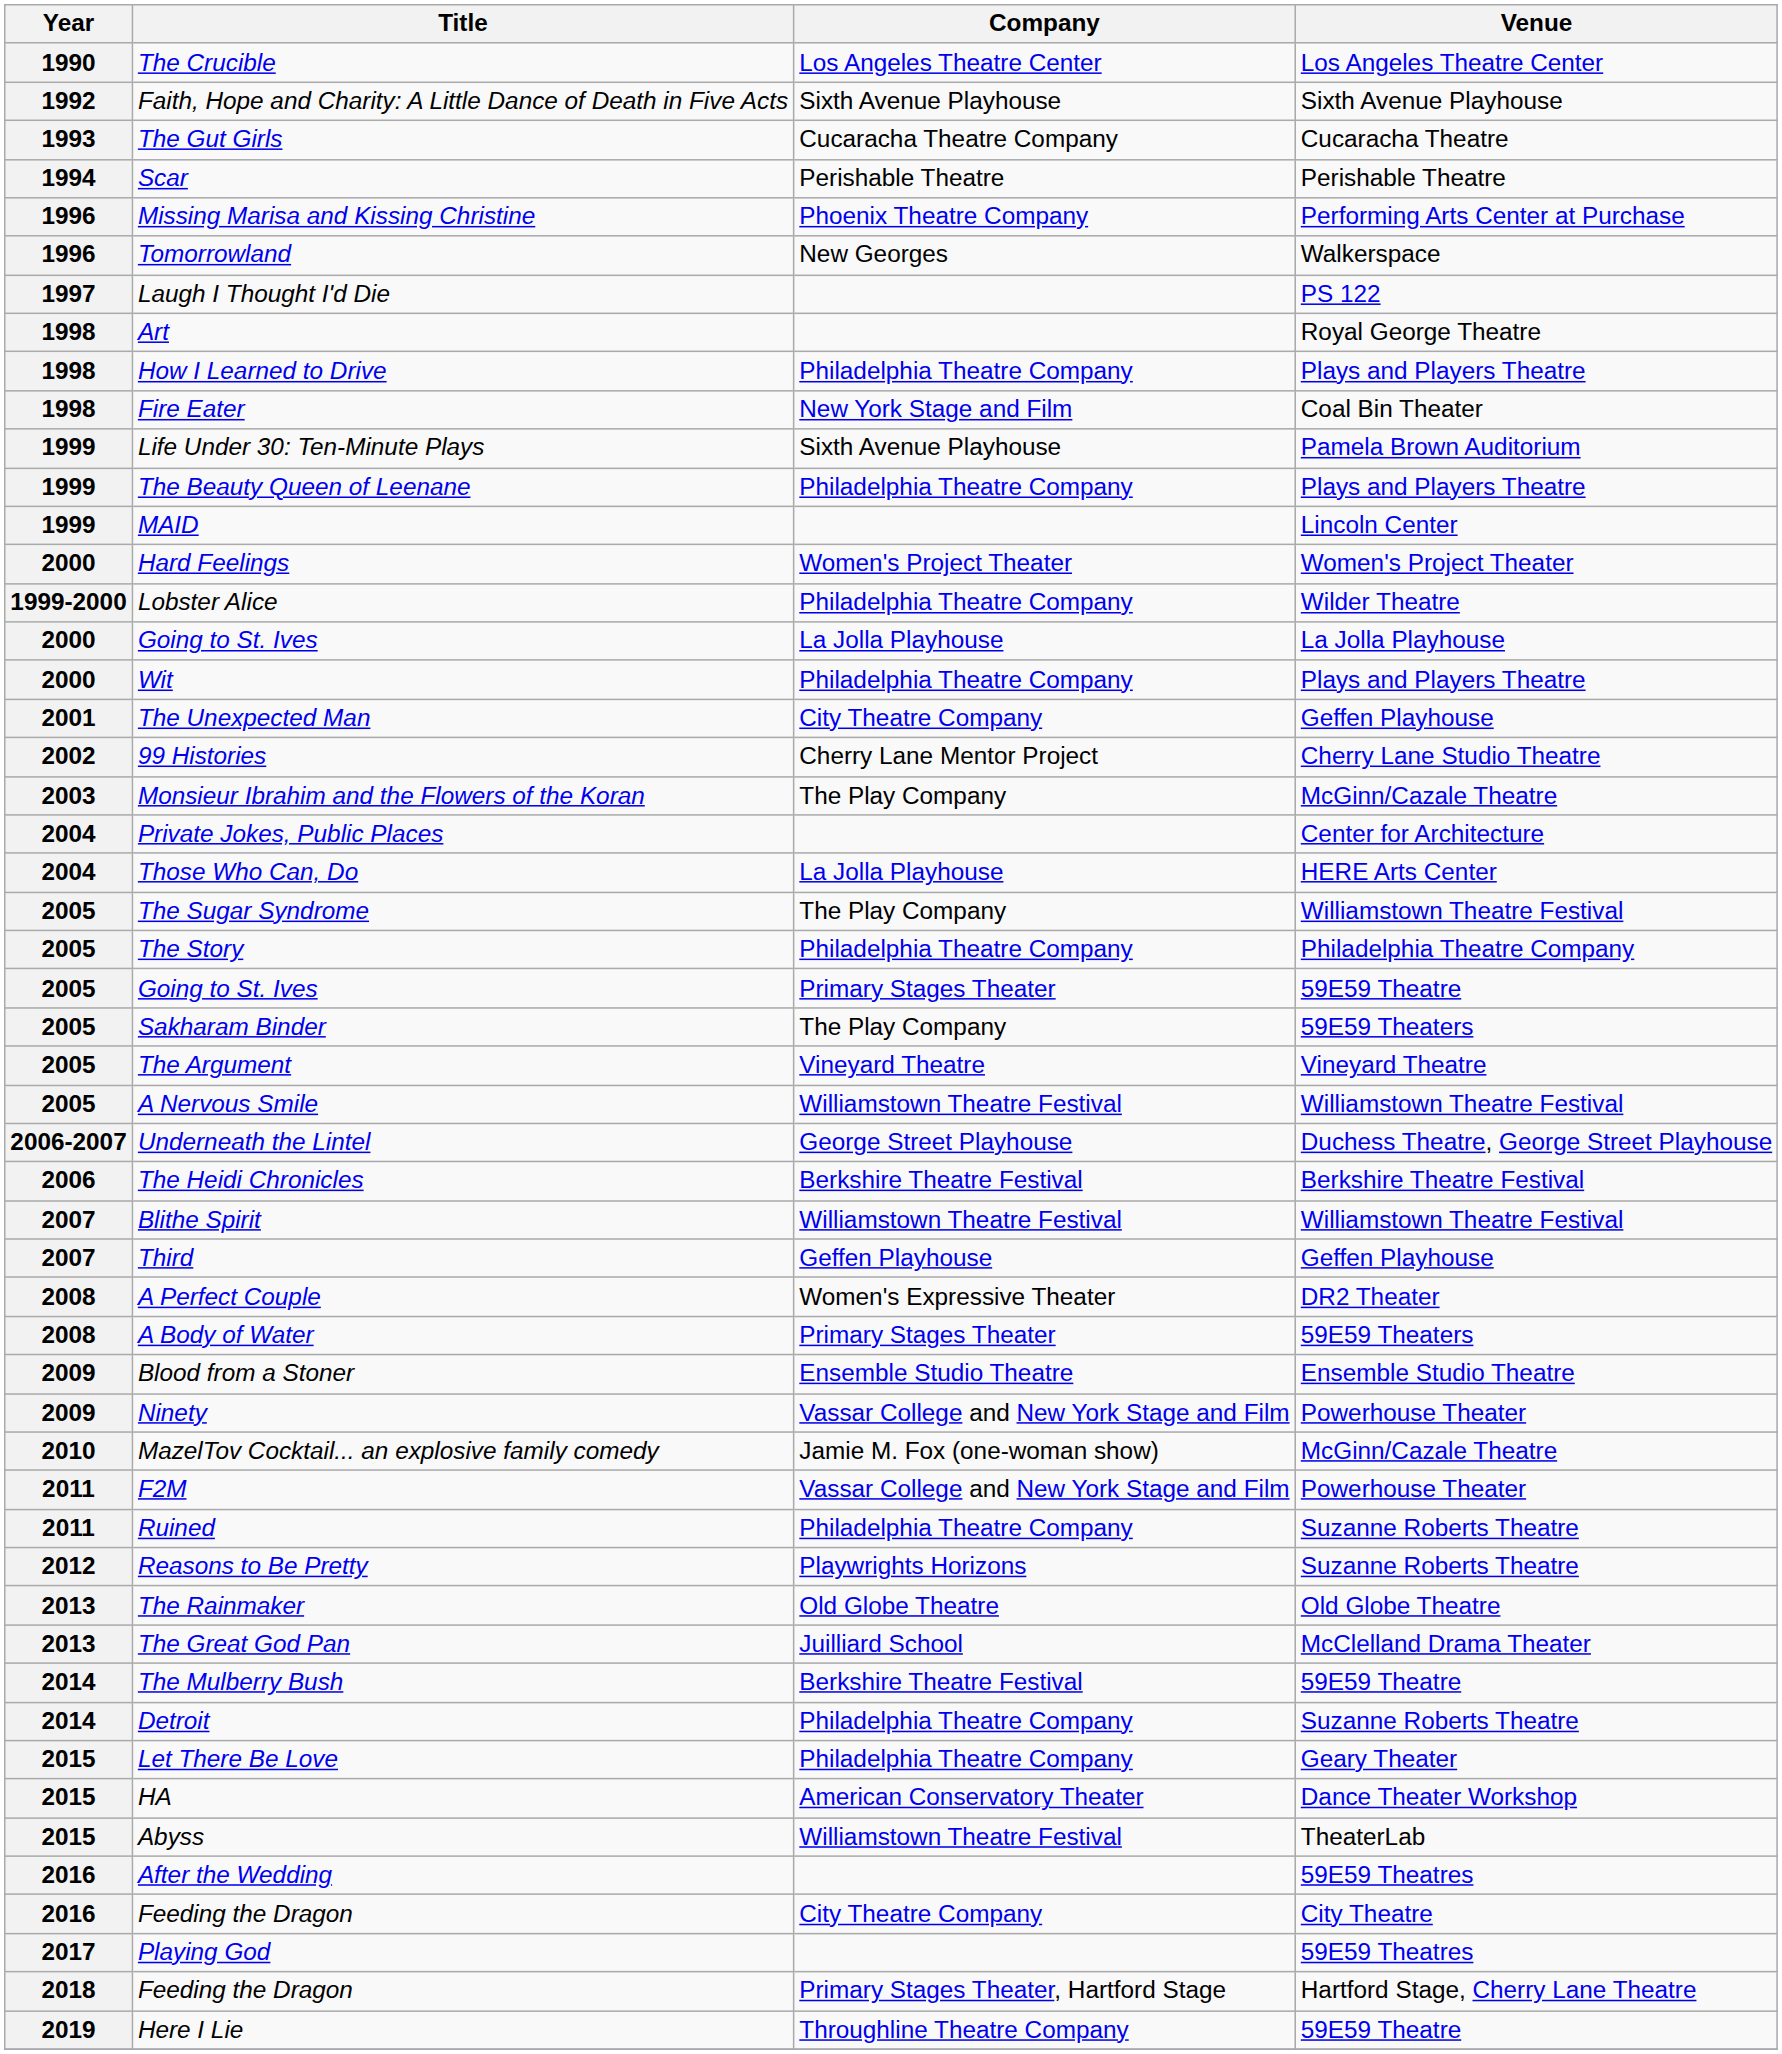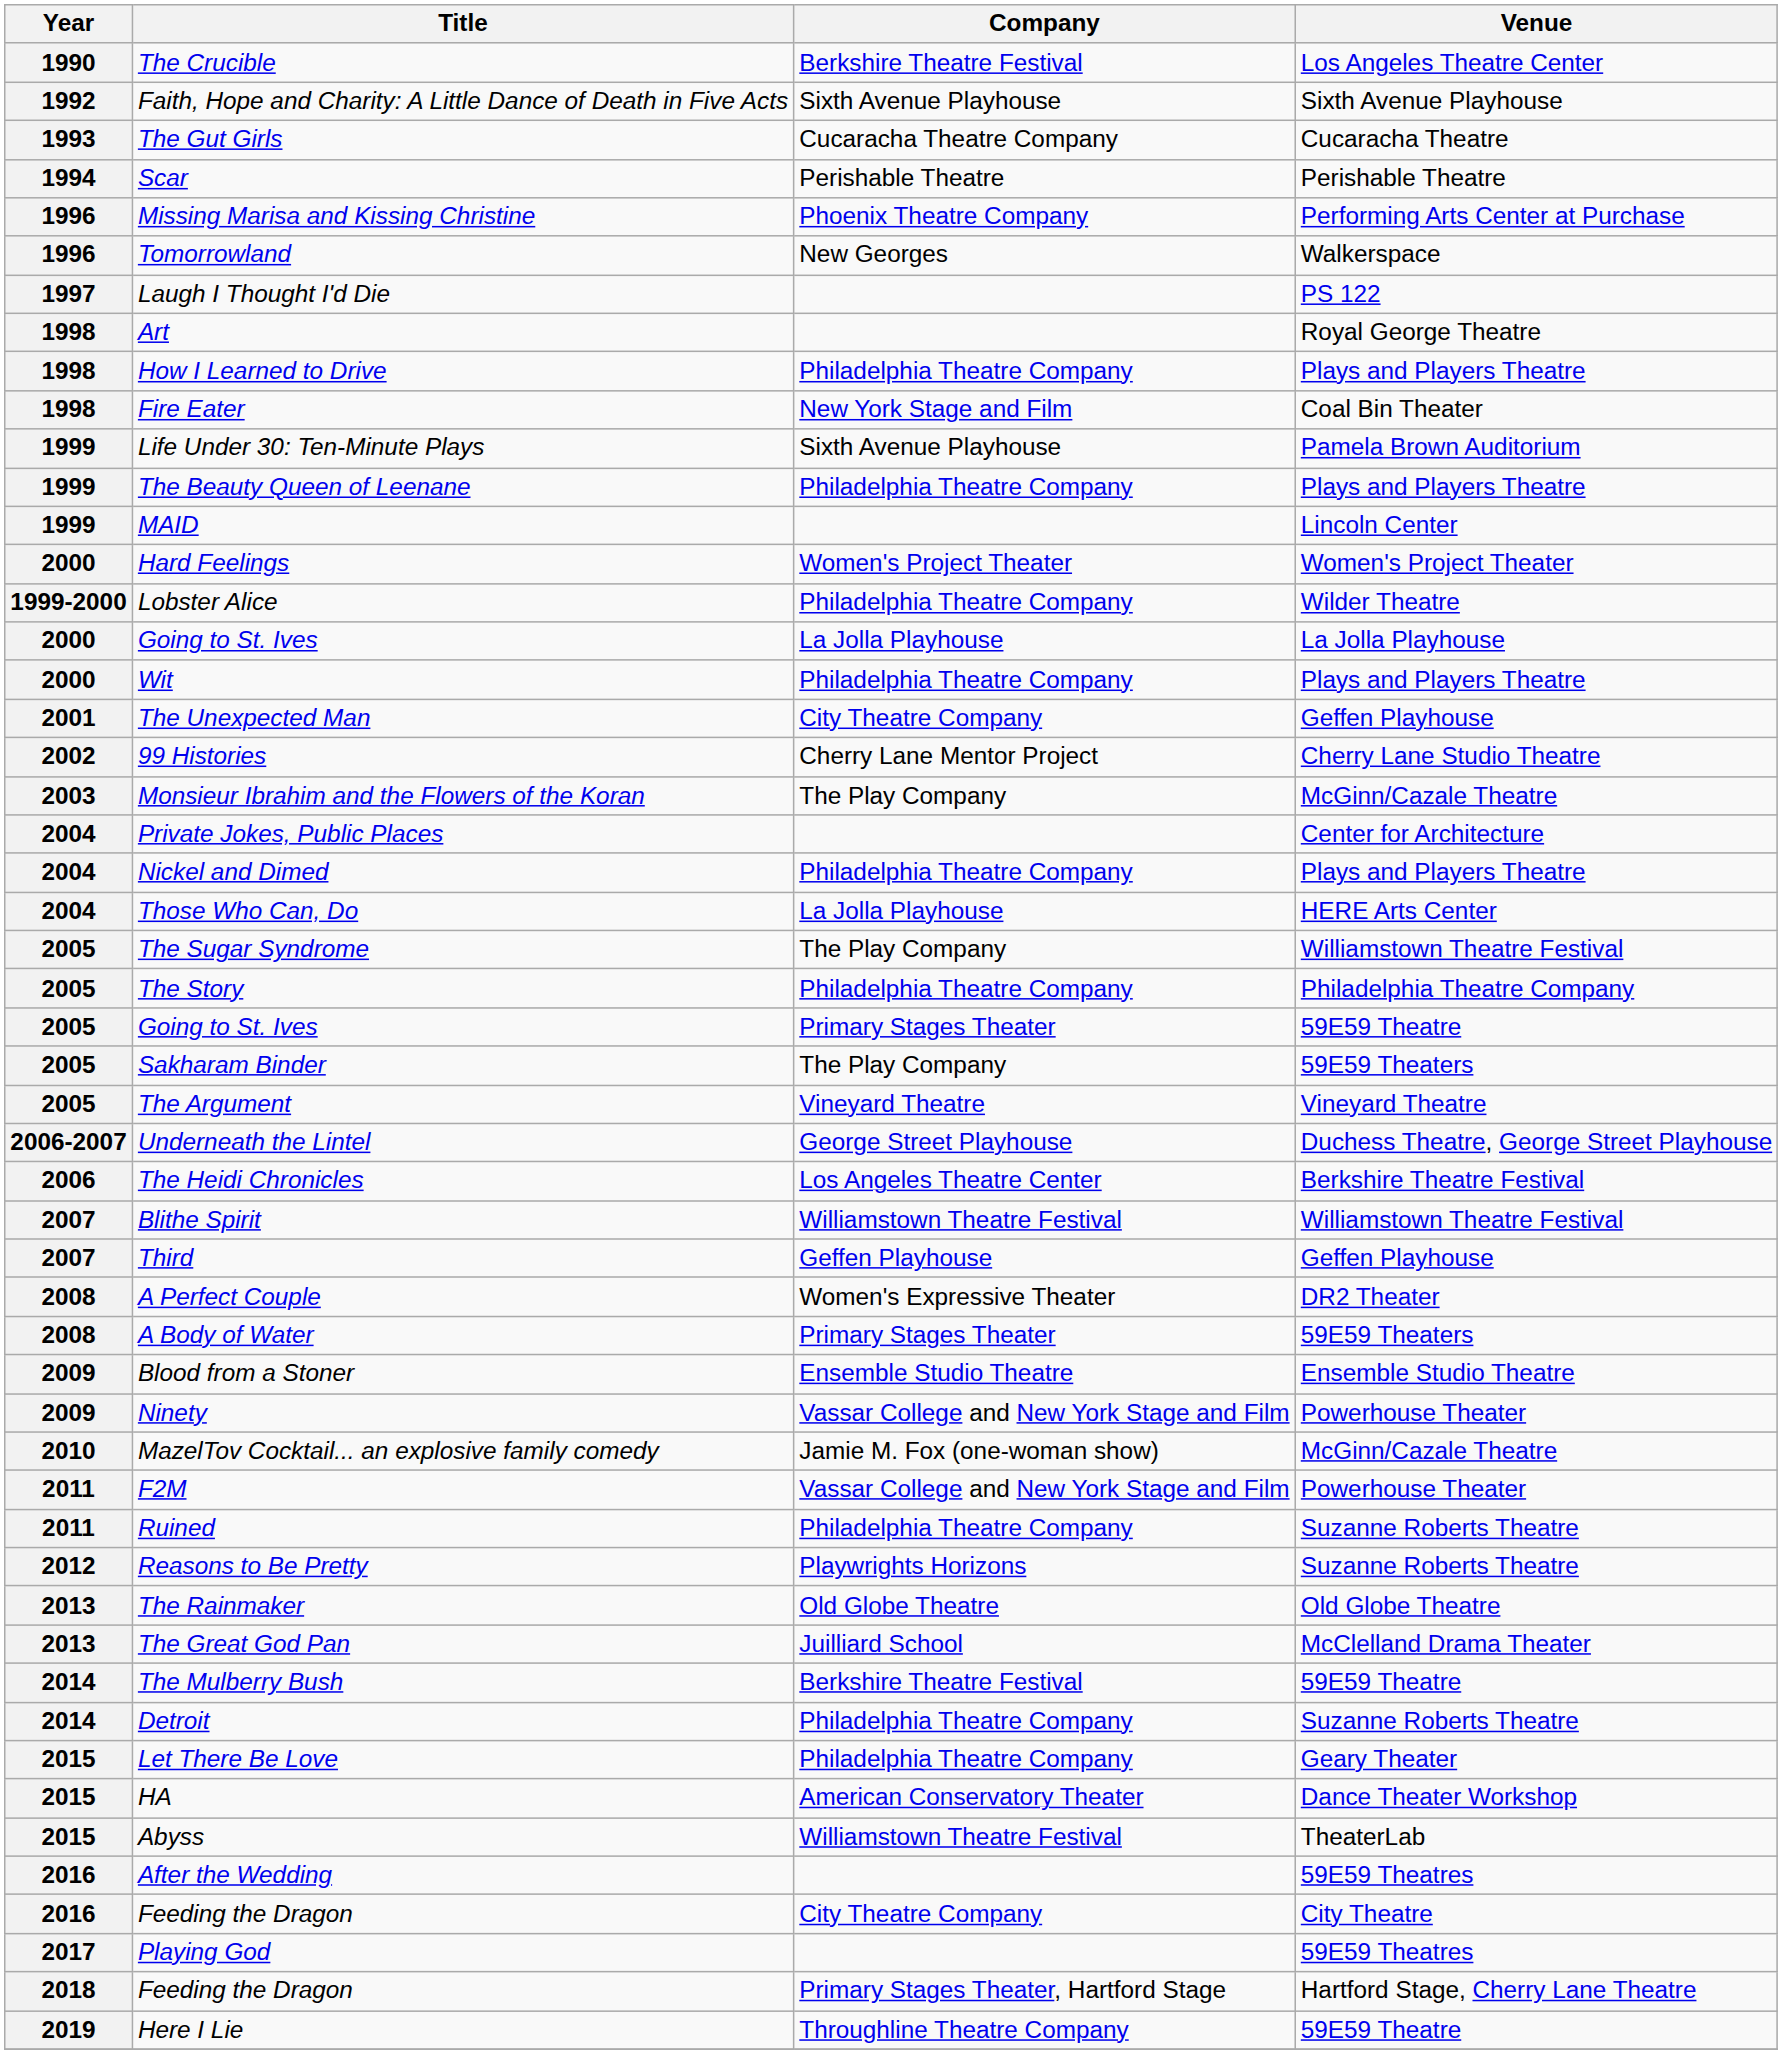(950, 62) Los Angeles Theatre Center -> (941, 62) Berkshire Theatre Festival
+ row: (233, 872)
- row: (228, 1103)
(941, 1180) Berkshire Theatre Festival -> (950, 1180) Los Angeles Theatre Center
